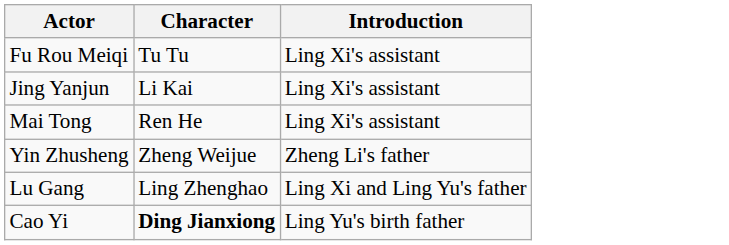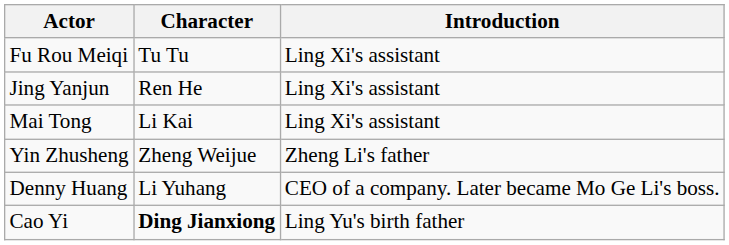(166, 88) Li Kai -> (170, 88) Ren He
(170, 121) Ren He -> (166, 121) Li Kai
+ row: (68, 188)
- row: (47, 188)
